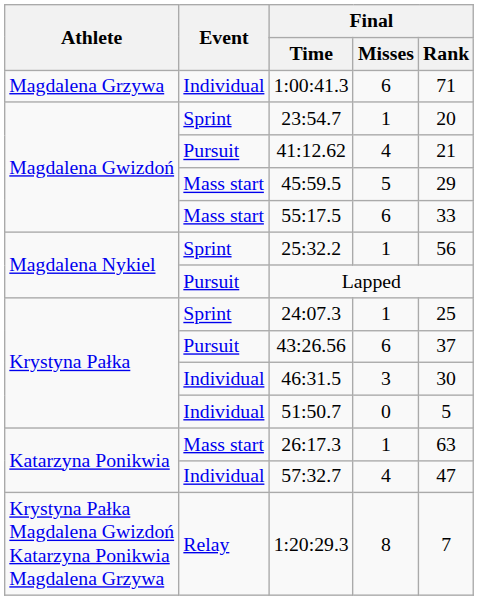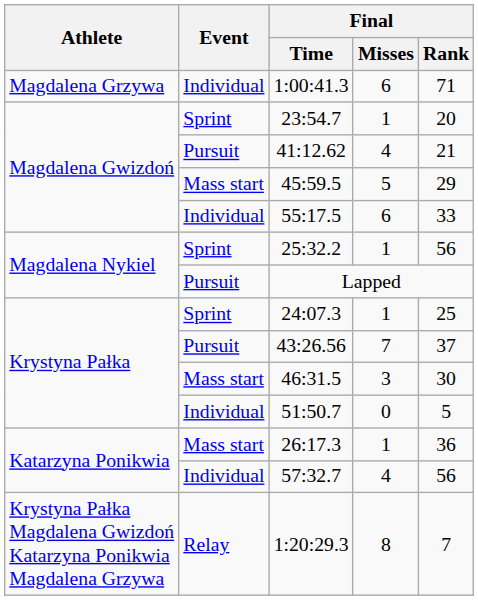(224, 216) Mass start -> (224, 216) Individual
(386, 346) 6 -> (386, 346) 7
(224, 379) Individual -> (224, 379) Mass start
(446, 444) 63 -> (446, 444) 36
(446, 476) 47 -> (446, 476) 56
